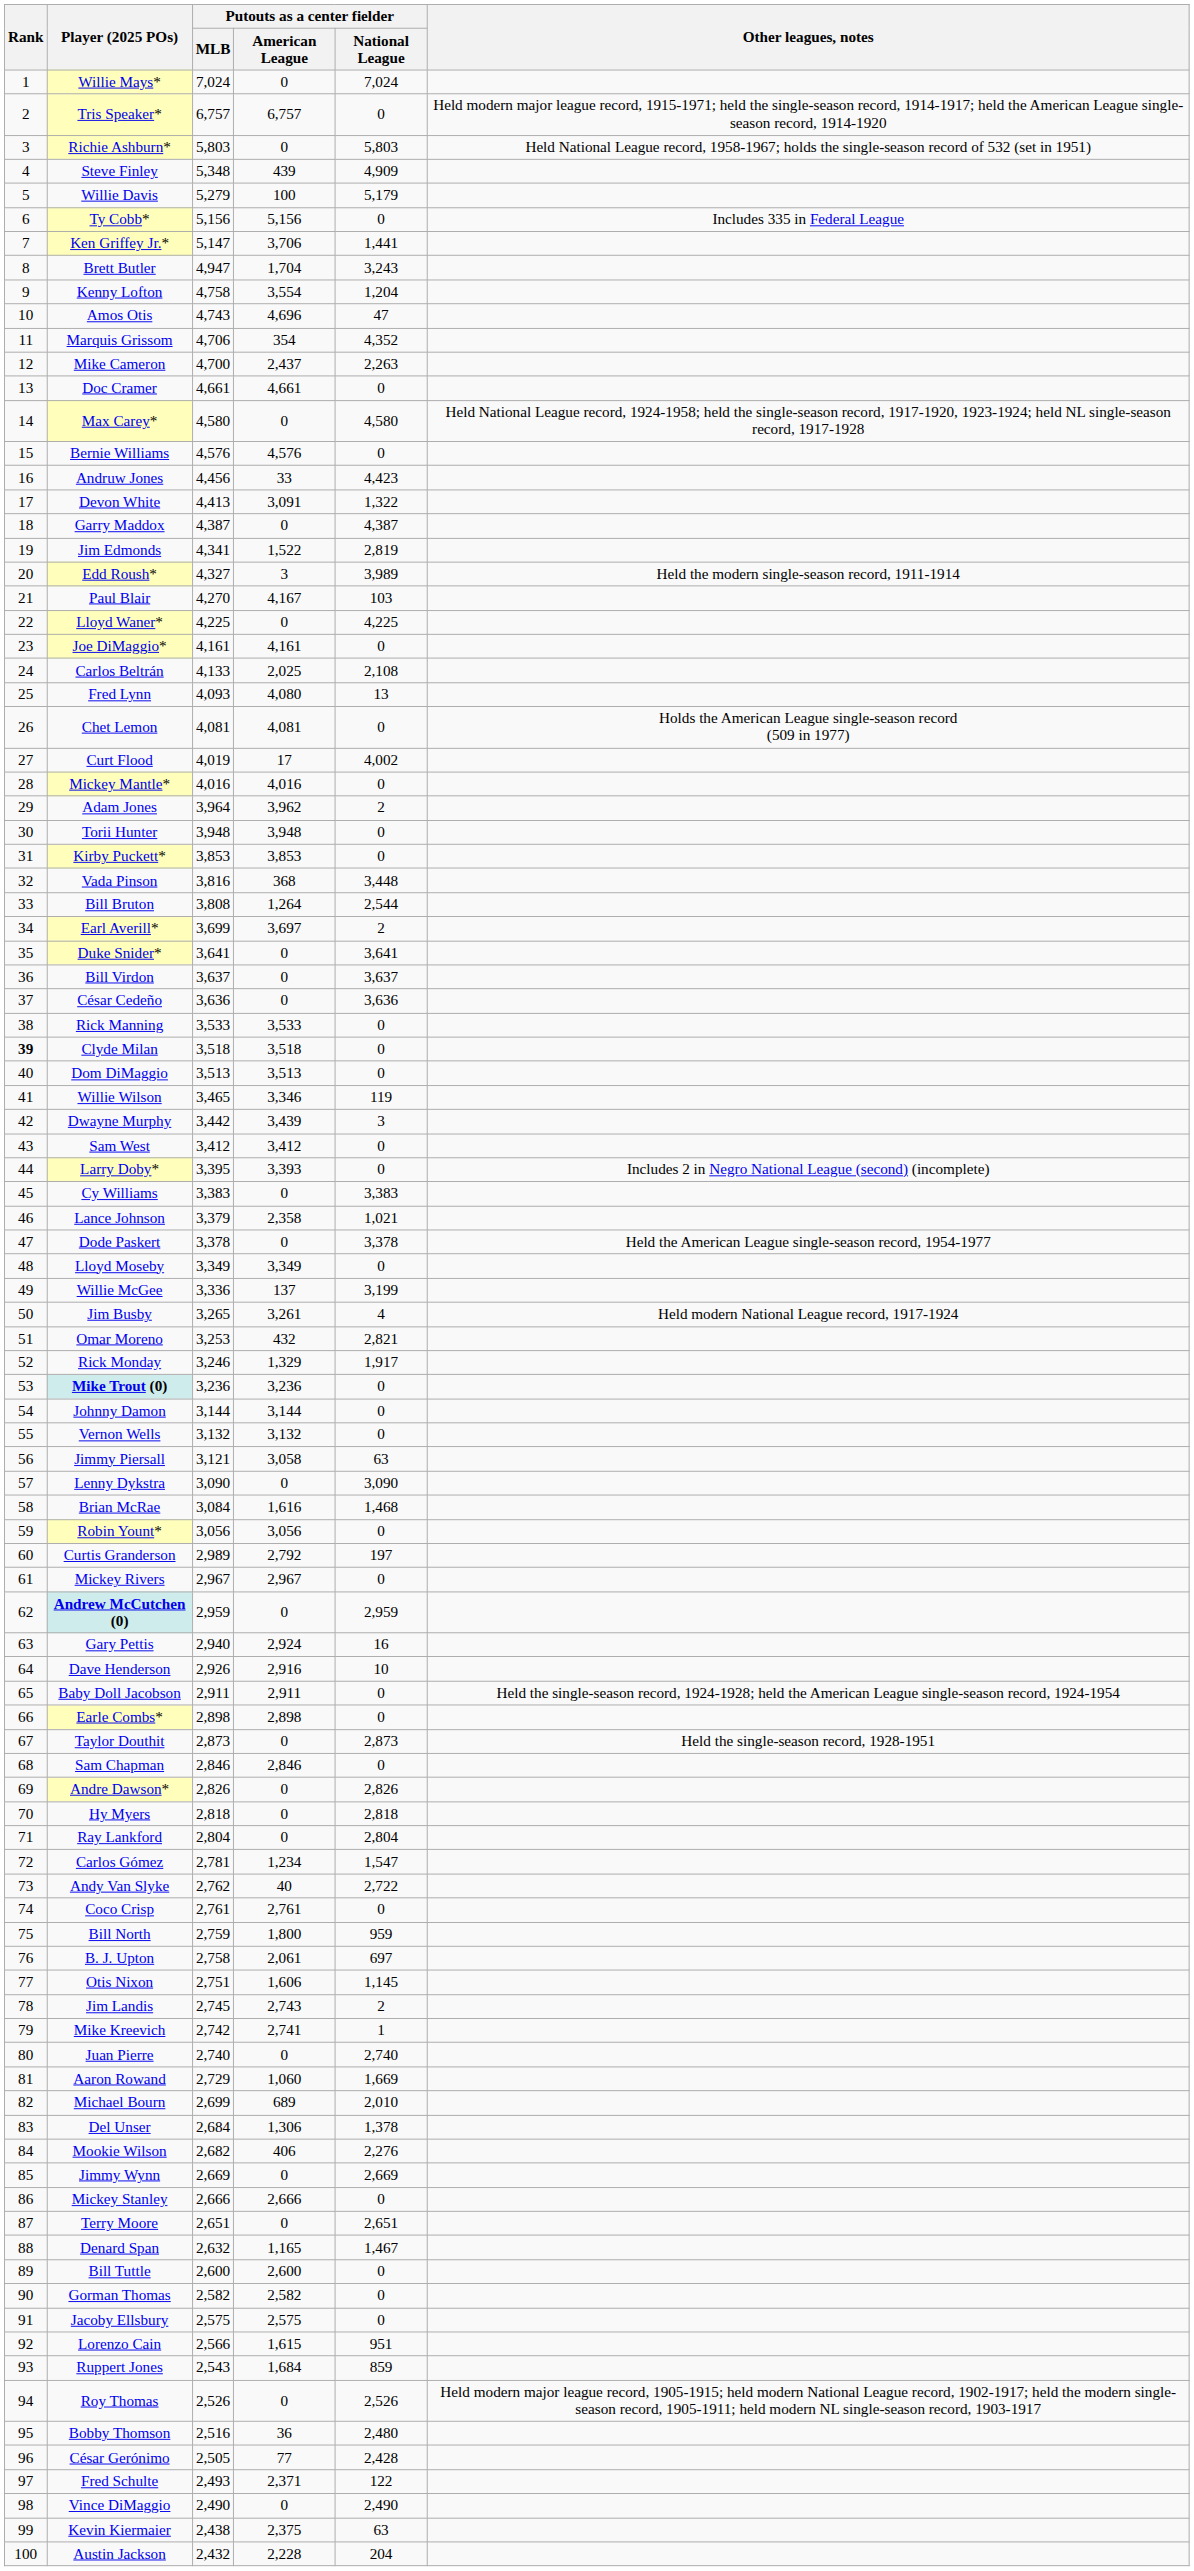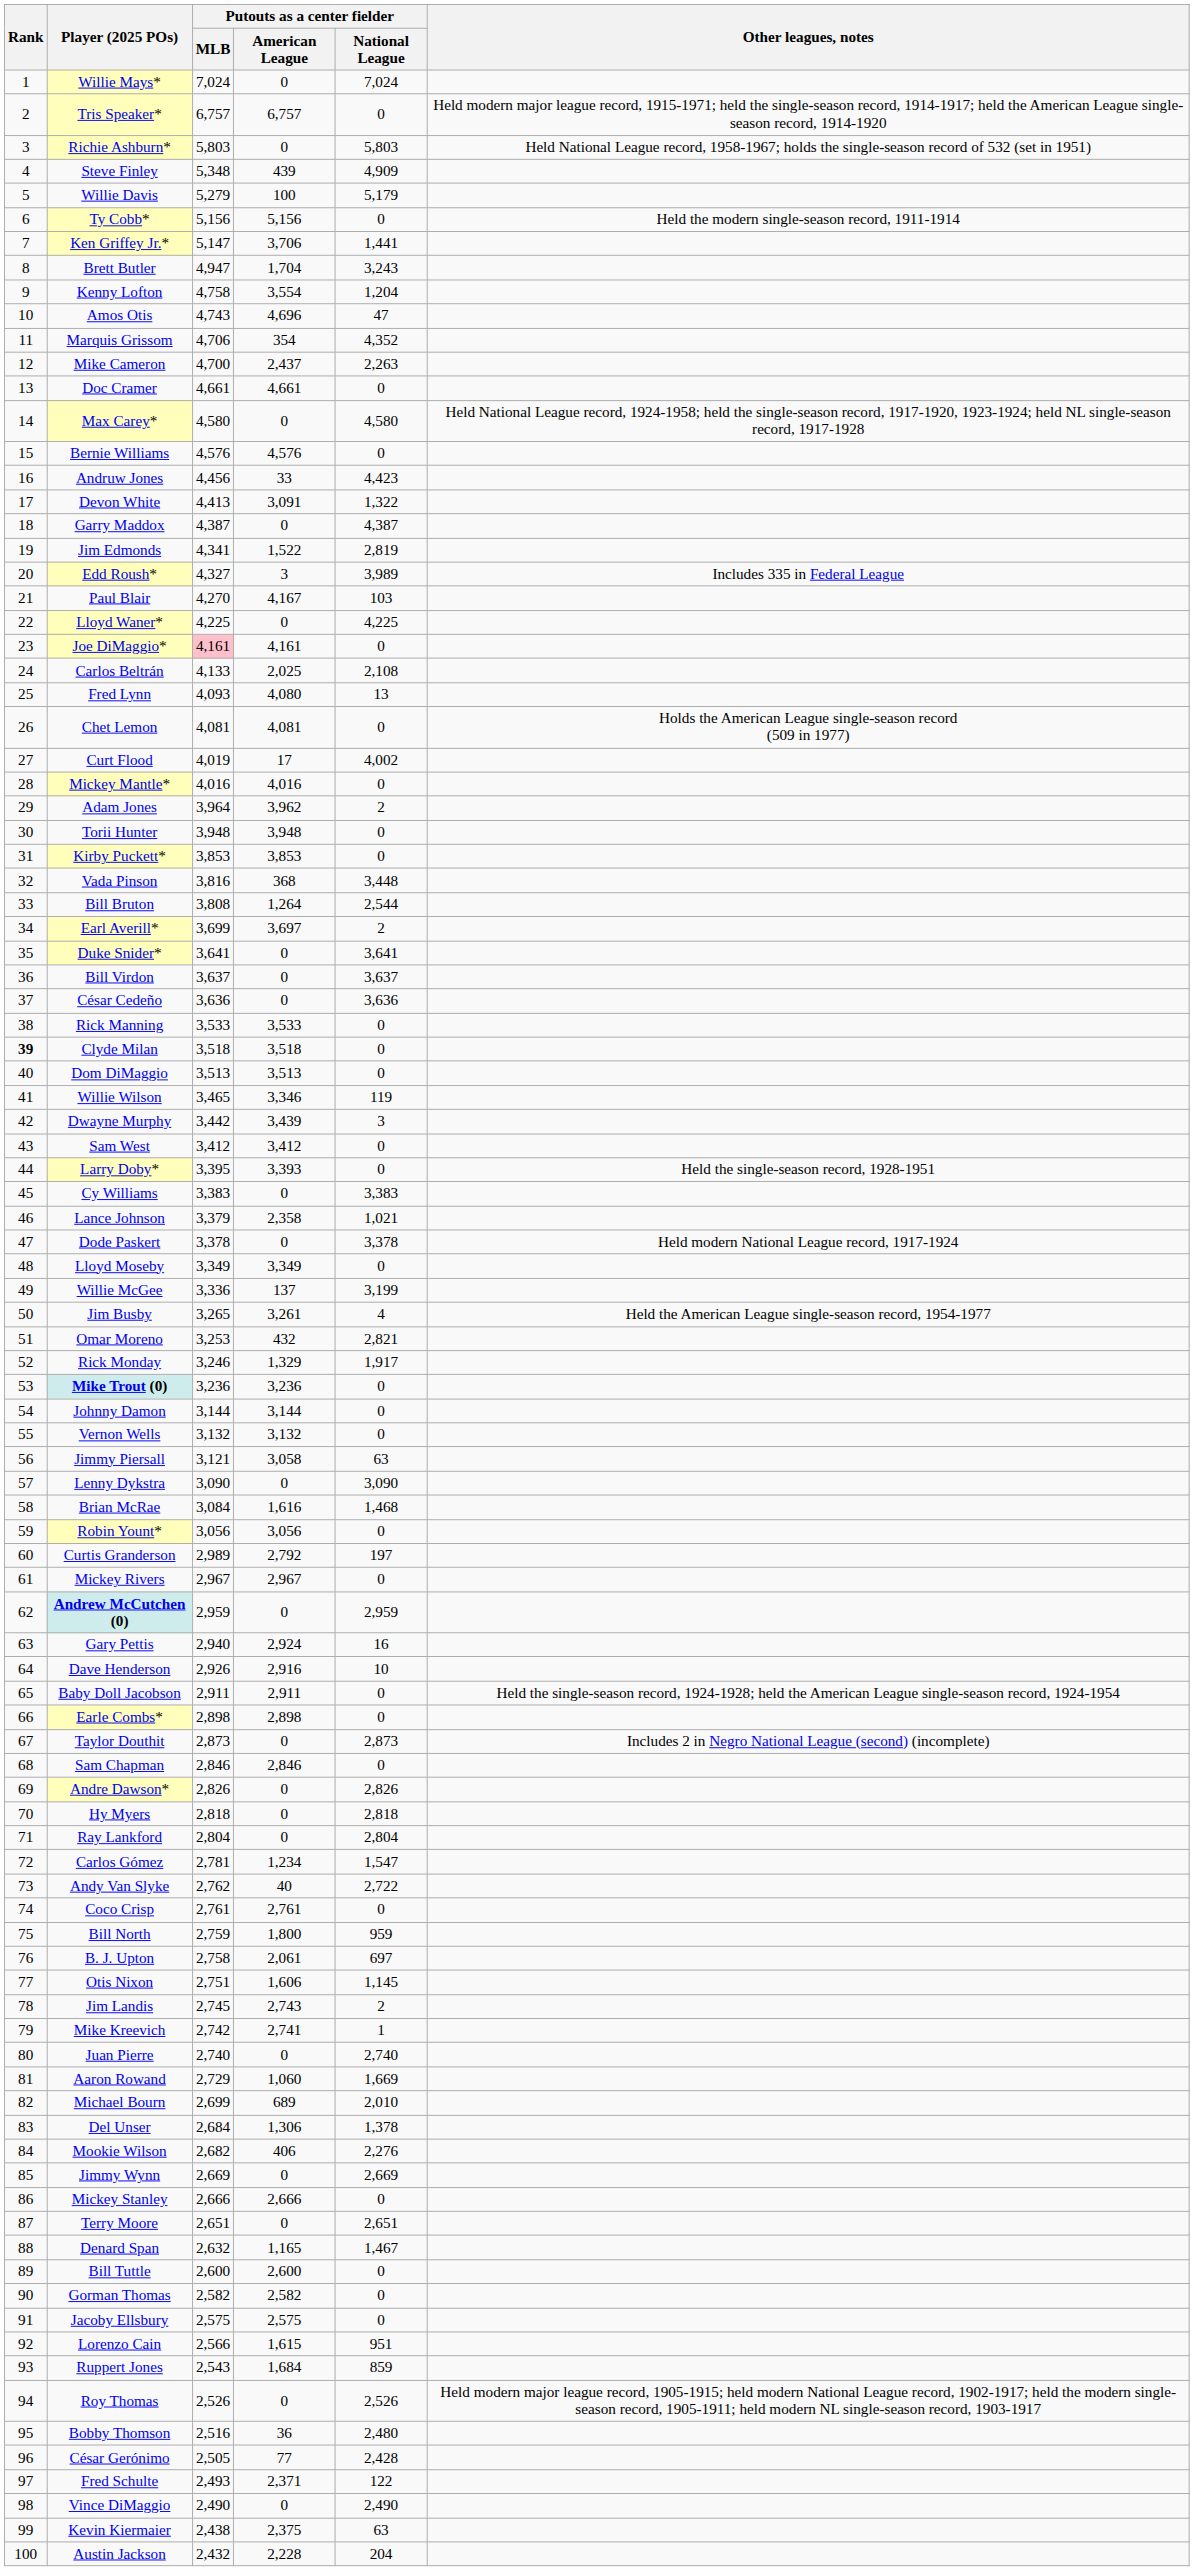(808, 219) Includes 335 in Federal League -> (808, 219) Held the modern single-season record, 1911-1914
(808, 574) Held the modern single-season record, 1911-1914 -> (808, 574) Includes 335 in Federal League
(213, 646) no background -> (213, 646) pink background
(808, 1169) Includes 2 in Negro National League (second) (incomplete) -> (808, 1169) Held the single-season record, 1928-1951
(808, 1242) Held the American League single-season record, 1954-1977 -> (808, 1242) Held modern National League record, 1917-1924
(808, 1314) Held modern National League record, 1917-1924 -> (808, 1314) Held the American League single-season record, 1954-1977
(808, 1741) Held the single-season record, 1928-1951 -> (808, 1741) Includes 2 in Negro National League (second) (incomplete)
